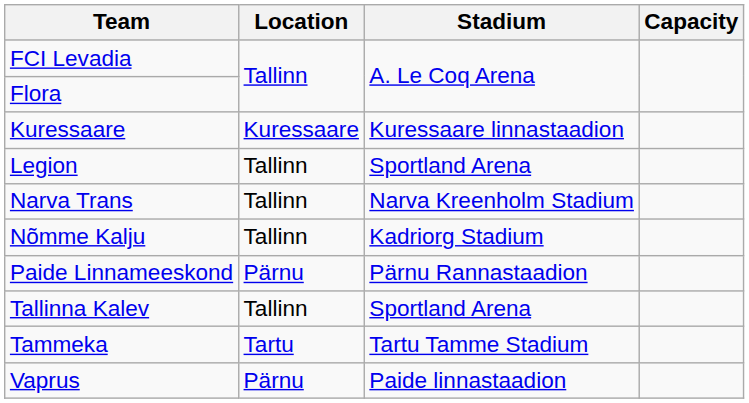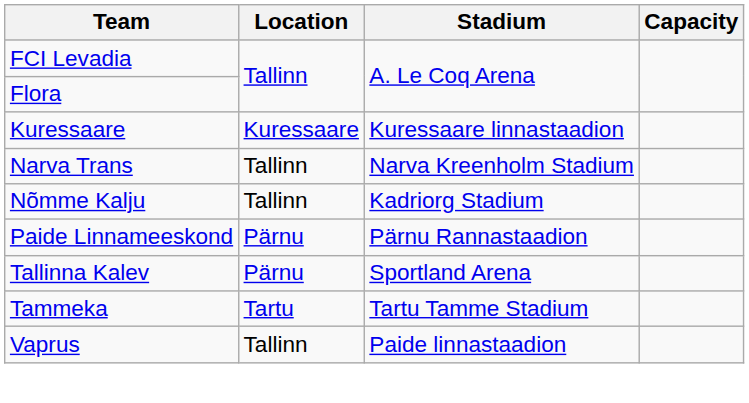- row: (44, 165)
(276, 308) Tallinn -> (274, 272) Pärnu
(274, 380) Pärnu -> (276, 344) Tallinn
